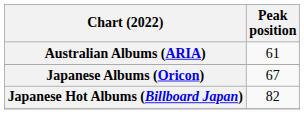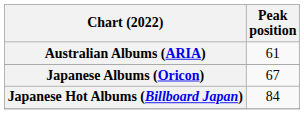(273, 97) 82 -> (273, 97) 84
